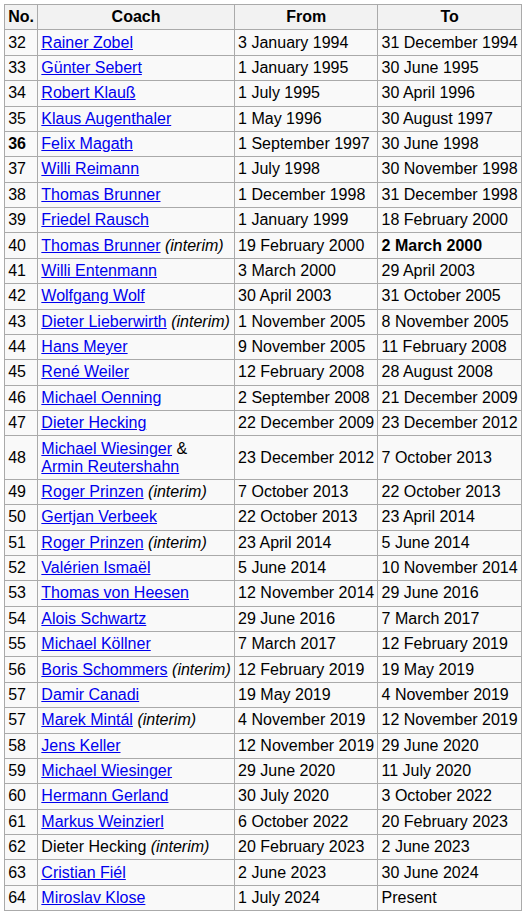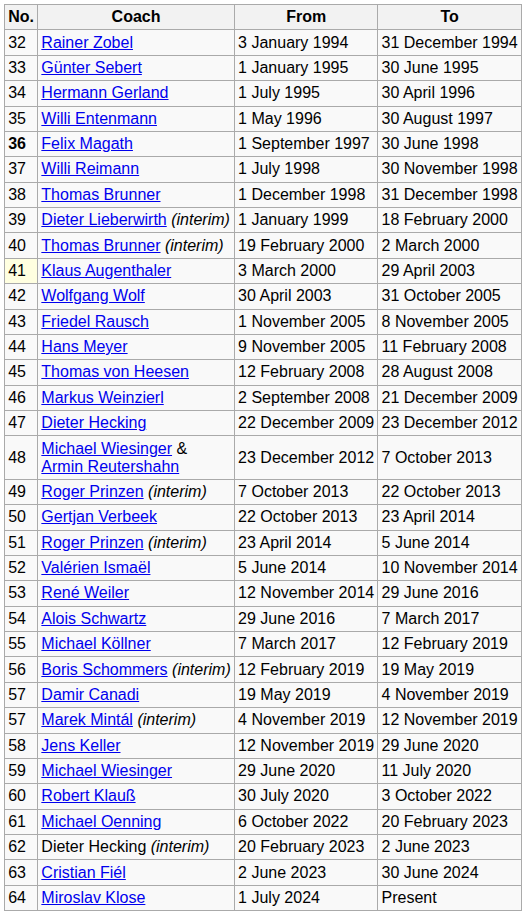(88, 93) Robert Klauß -> (105, 93) Hermann Gerland
(106, 118) Klaus Augenthaler -> (99, 118) Willi Entenmann
(95, 220) Friedel Rausch -> (136, 220) Dieter Lieberwirth (interim)
(432, 245) bold -> (430, 245) normal
(17, 270) no background -> (17, 270) lightyellow background
(99, 270) Willi Entenmann -> (106, 270) Klaus Augenthaler
(136, 321) Dieter Lieberwirth (interim) -> (95, 321) Friedel Rausch
(85, 372) René Weiler -> (115, 372) Thomas von Heesen
(101, 397) Michael Oenning -> (103, 397) Markus Weinzierl
(115, 593) Thomas von Heesen -> (85, 593) René Weiler
(105, 796) Hermann Gerland -> (88, 796) Robert Klauß
(103, 821) Markus Weinzierl -> (101, 821) Michael Oenning
